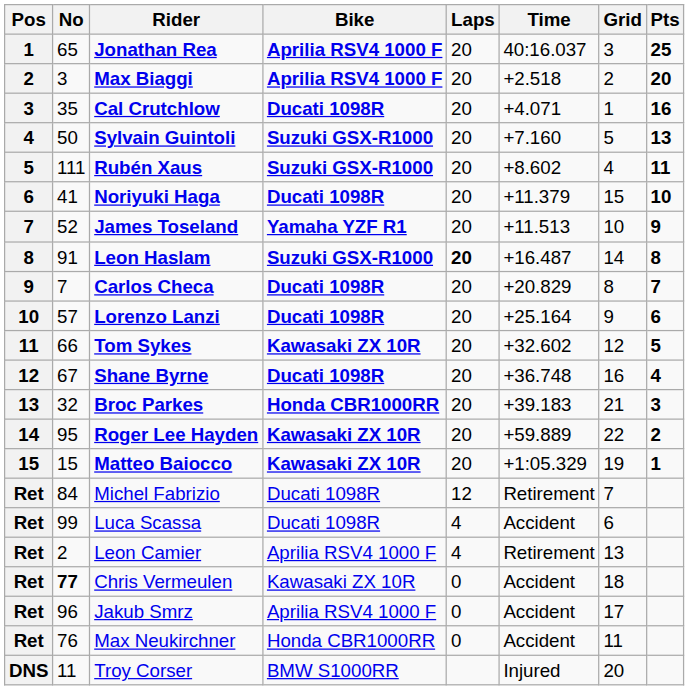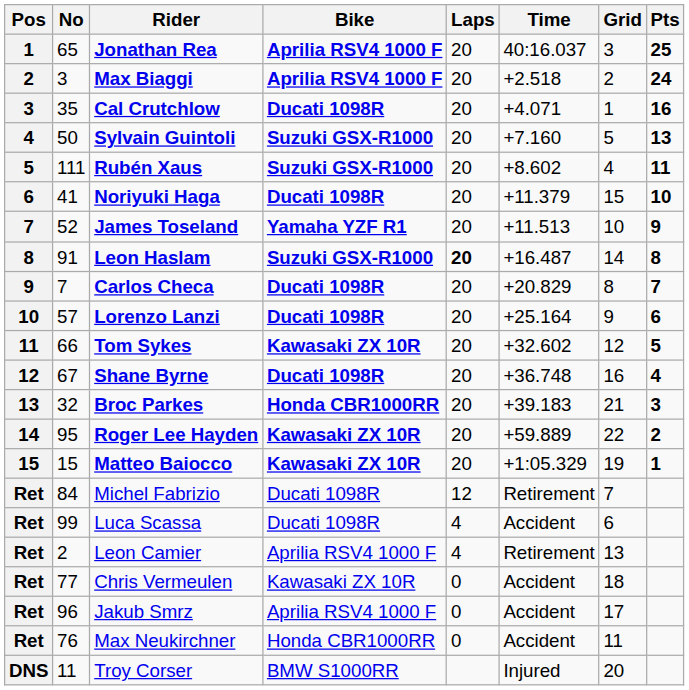(661, 79) 20 -> (661, 79) 24
(67, 582) bold -> (67, 582) normal
